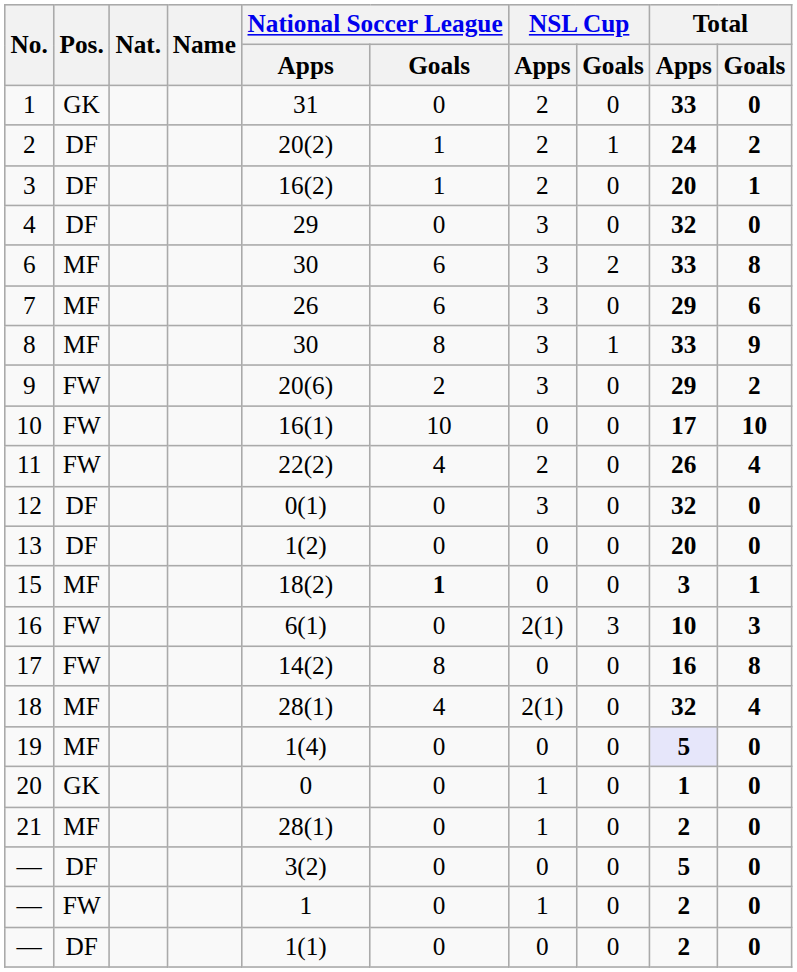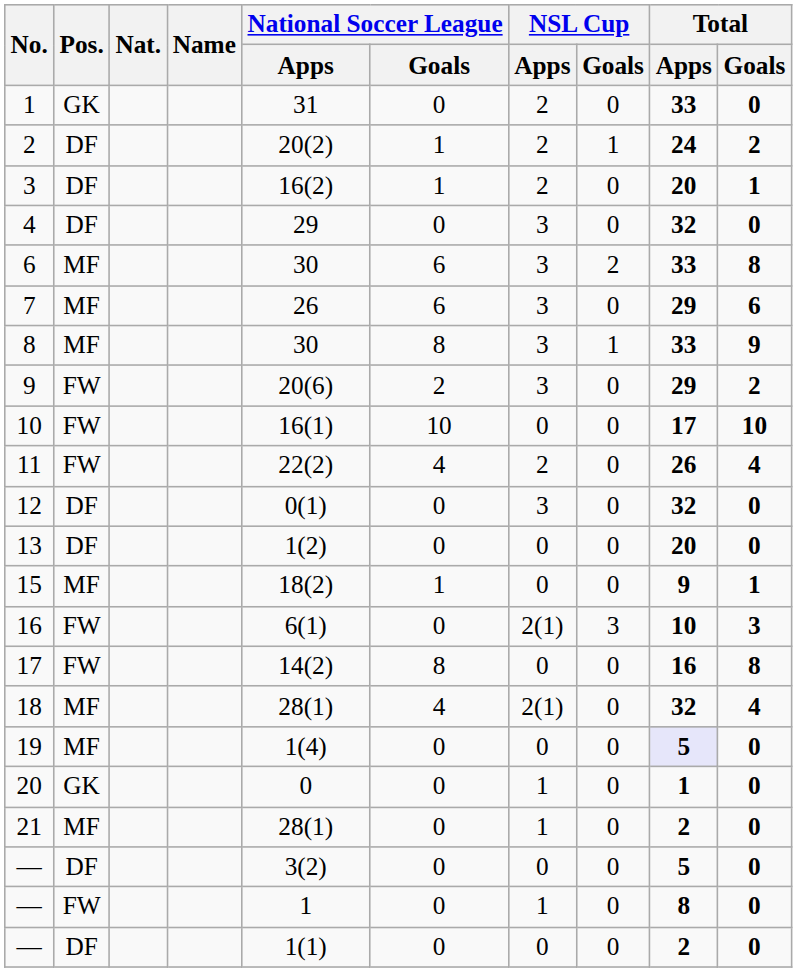(439, 585) bold -> (439, 585) normal
(684, 585) 3 -> (684, 585) 9
(684, 906) 2 -> (684, 906) 8
